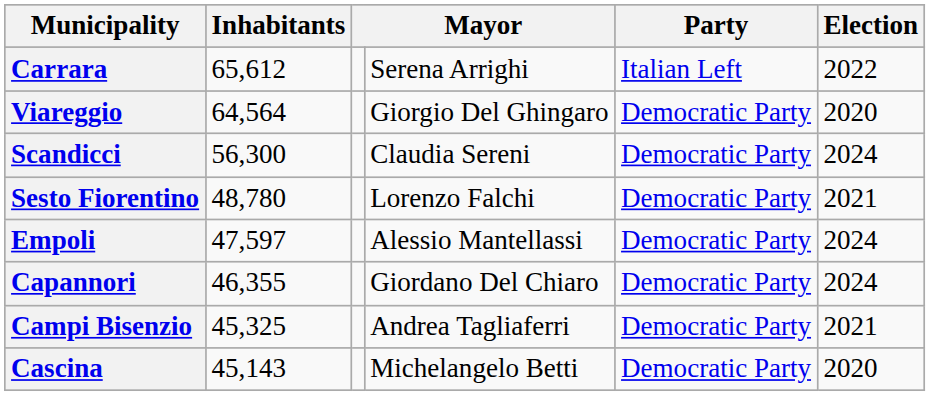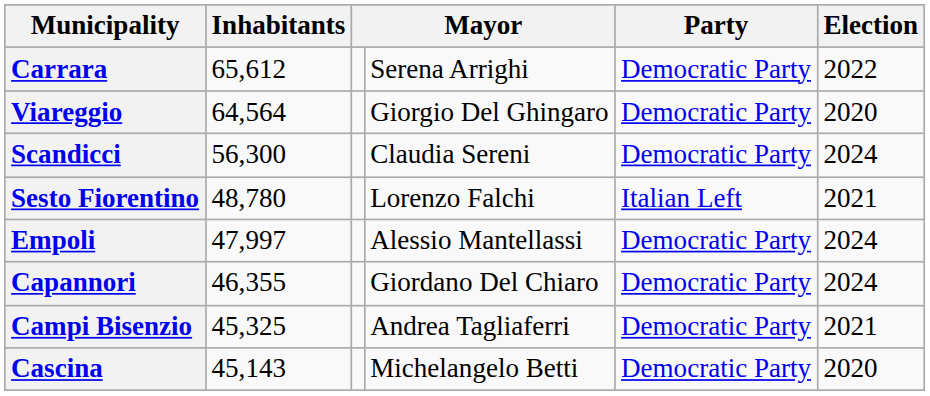(681, 68) Italian Left -> (716, 68) Democratic Party
(716, 197) Democratic Party -> (681, 197) Italian Left
(249, 240) 47,597 -> (249, 240) 47,997
